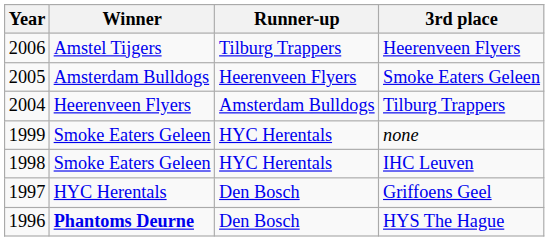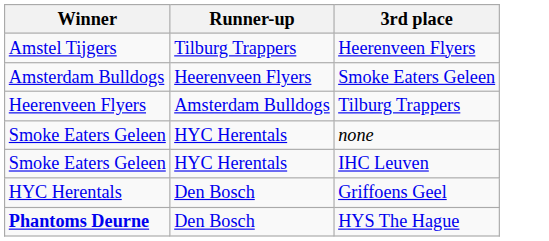- column: (27, 18)
